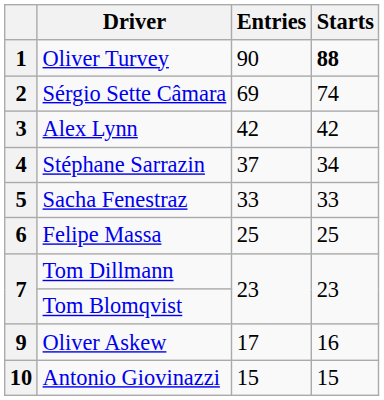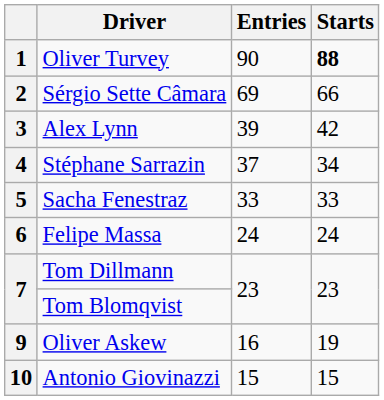(328, 93) 74 -> (328, 93) 66
(248, 128) 42 -> (248, 128) 39
(248, 235) 25 -> (248, 235) 24
(328, 235) 25 -> (328, 235) 24
(248, 341) 17 -> (248, 341) 16
(328, 341) 16 -> (328, 341) 19
